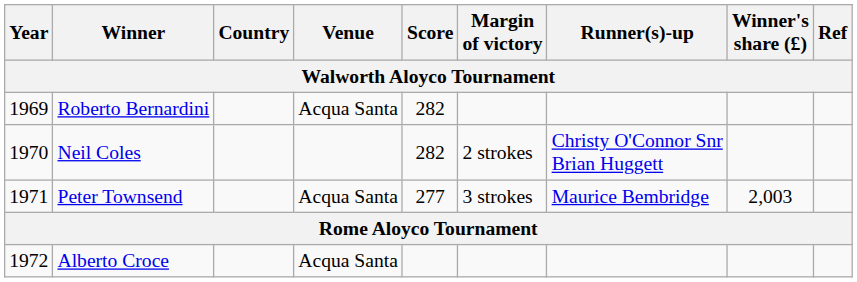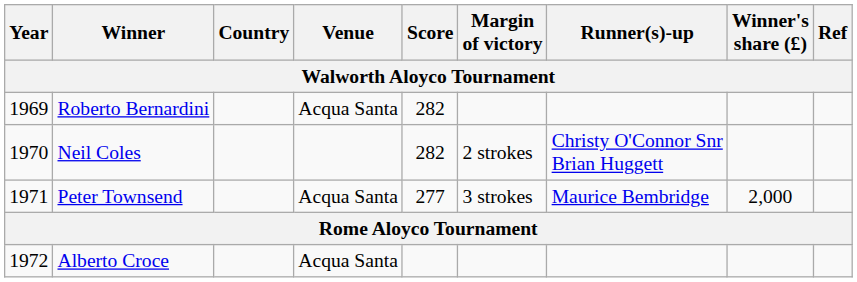(770, 196) 2,003 -> (770, 196) 2,000
